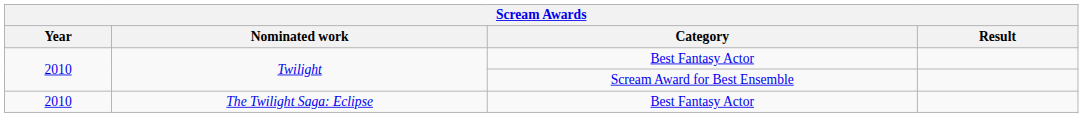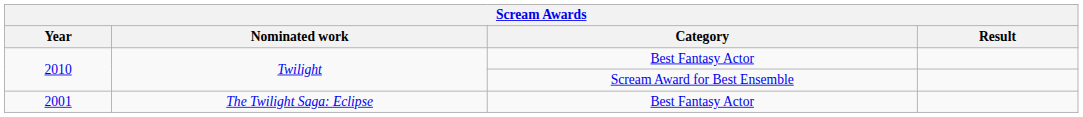(58, 101) 2010 -> (58, 101) 2001
